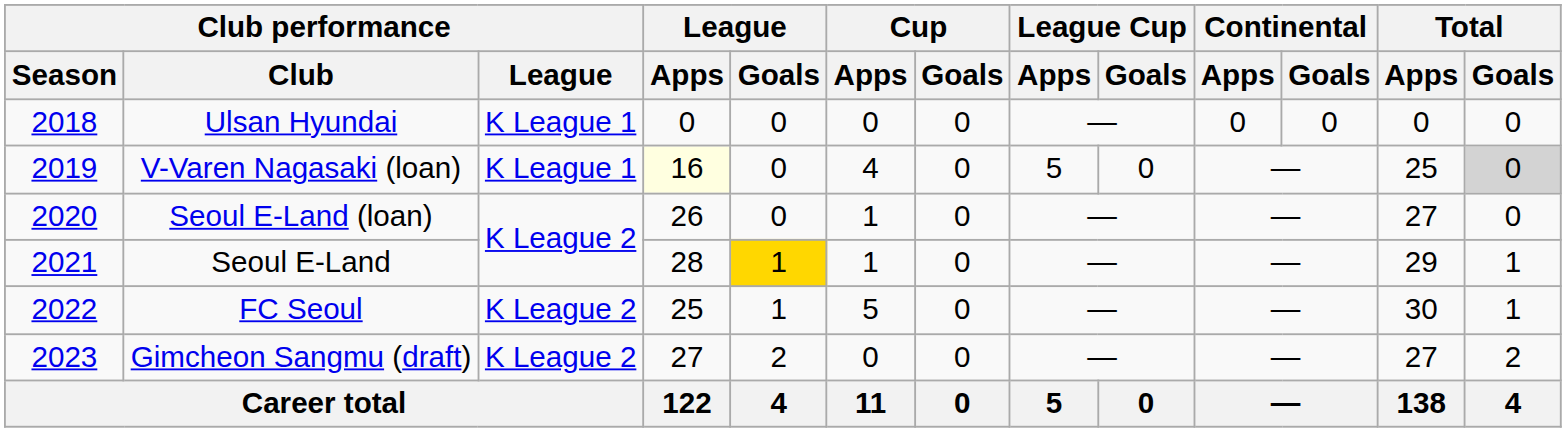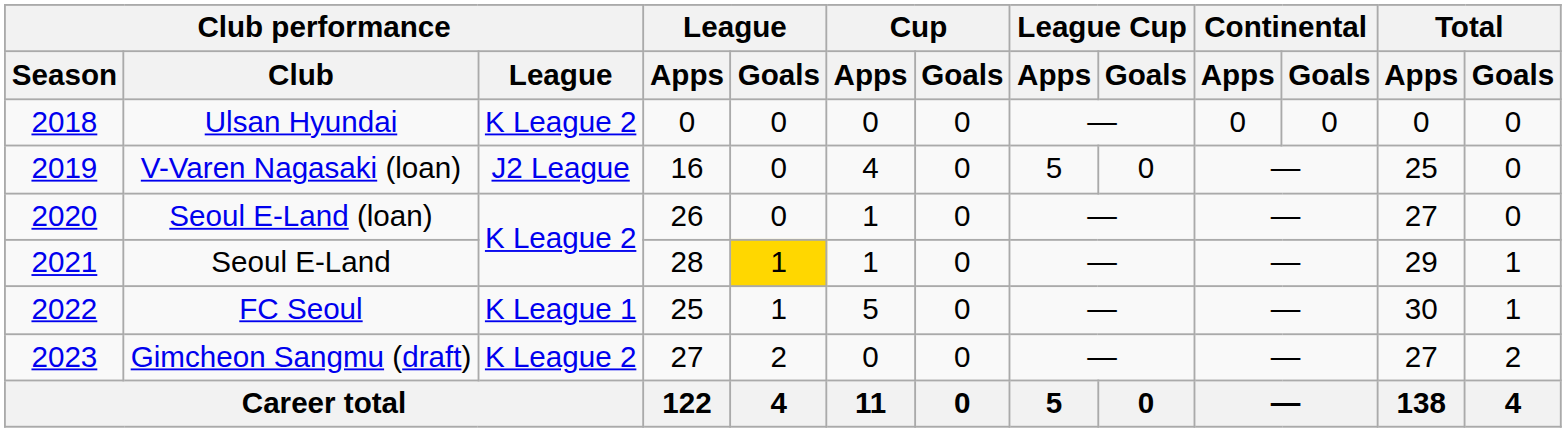(561, 121) K League 1 -> (561, 121) K League 2
(561, 168) K League 1 -> (561, 168) J2 League
(687, 168) lightyellow background -> (687, 168) no background
(1513, 168) lightgrey background -> (1513, 168) no background
(561, 309) K League 2 -> (561, 309) K League 1
